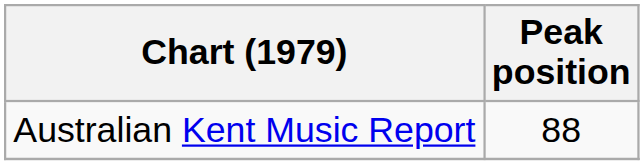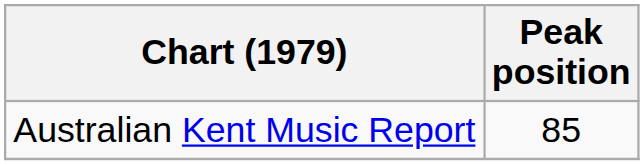(561, 129) 88 -> (561, 129) 85
